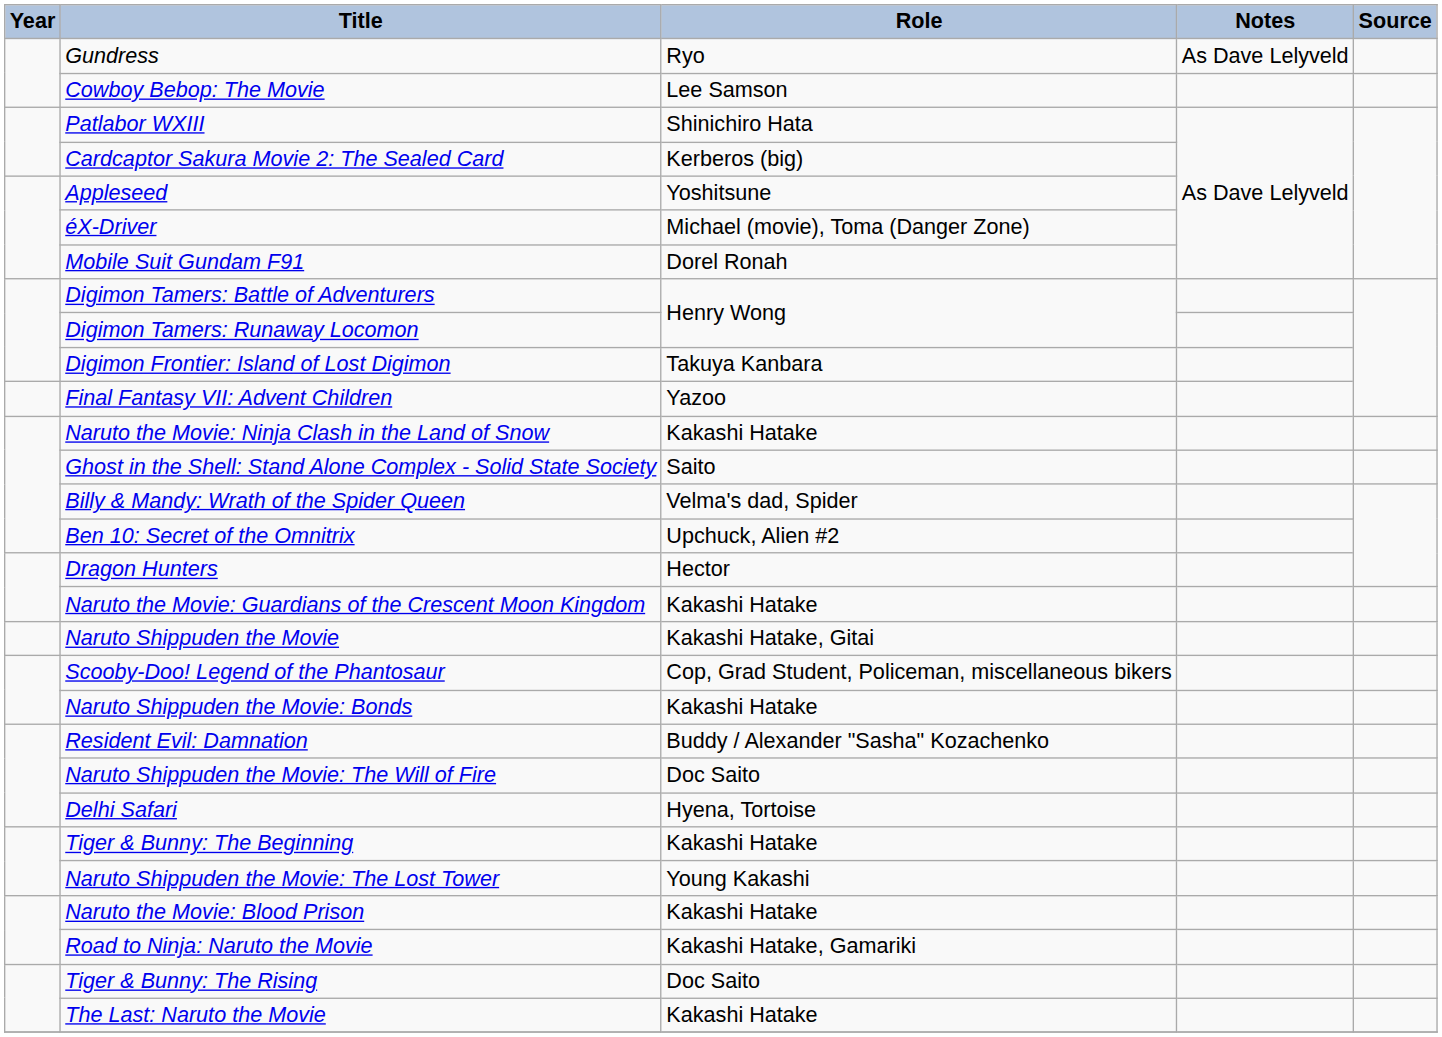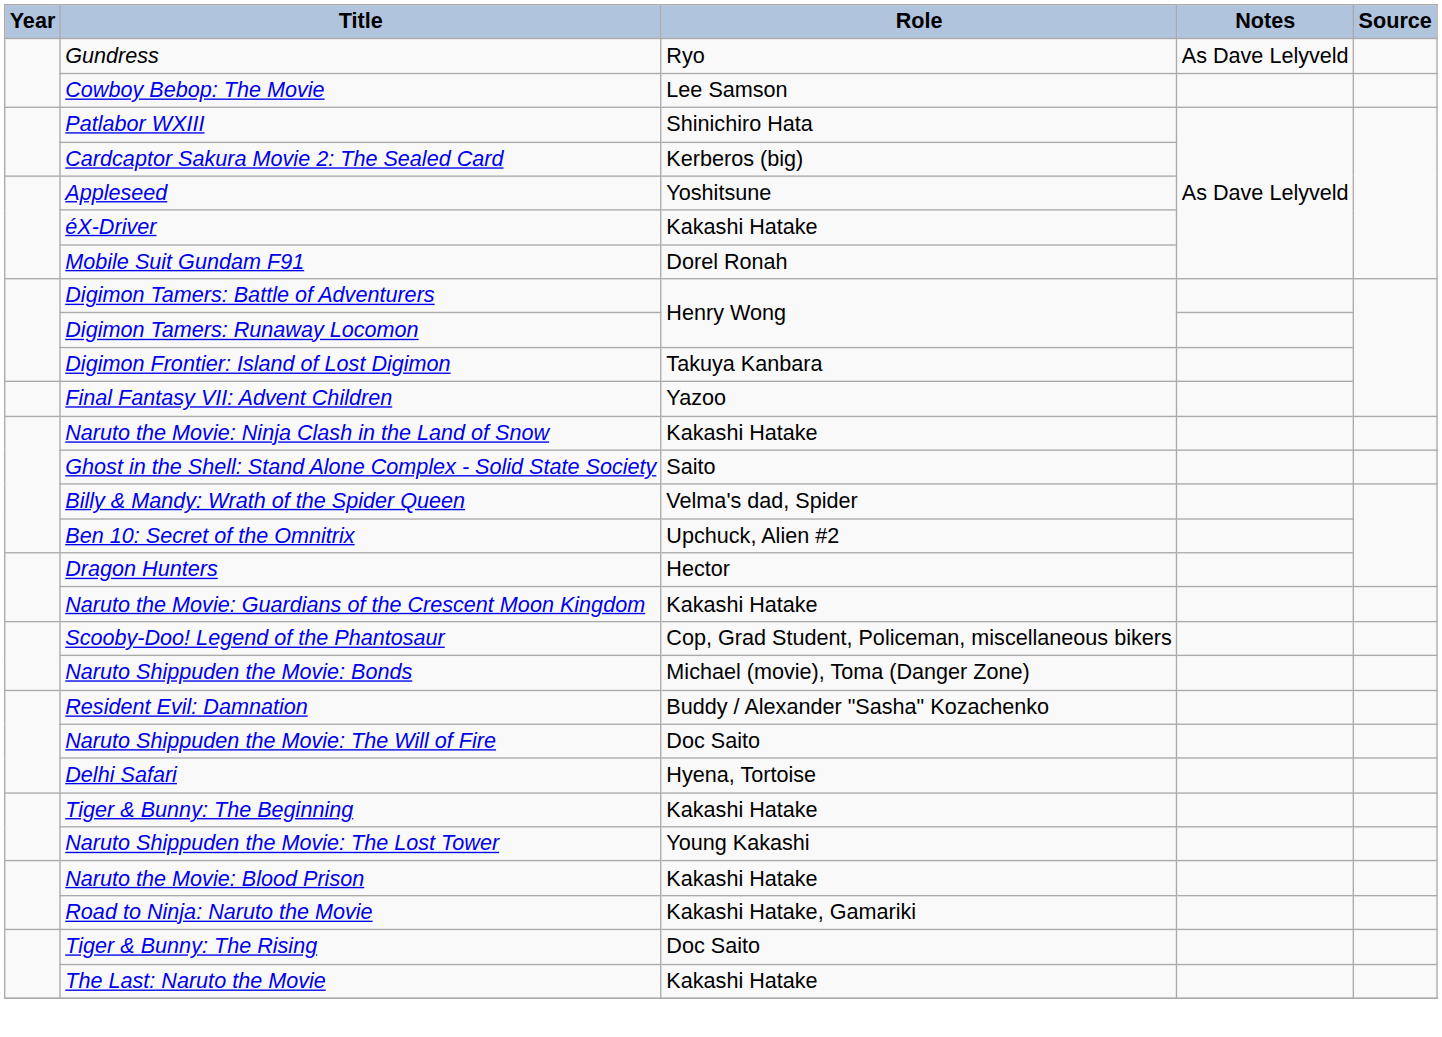(848, 227) Michael (movie), Toma (Danger Zone) -> (742, 227) Kakashi Hatake
- row: (202, 638)
(742, 706) Kakashi Hatake -> (848, 672) Michael (movie), Toma (Danger Zone)
